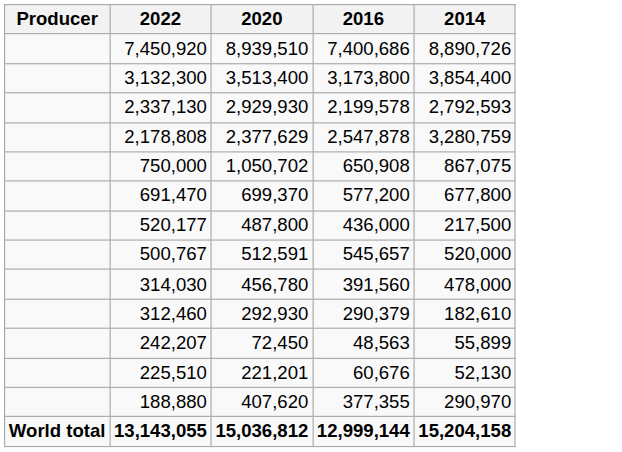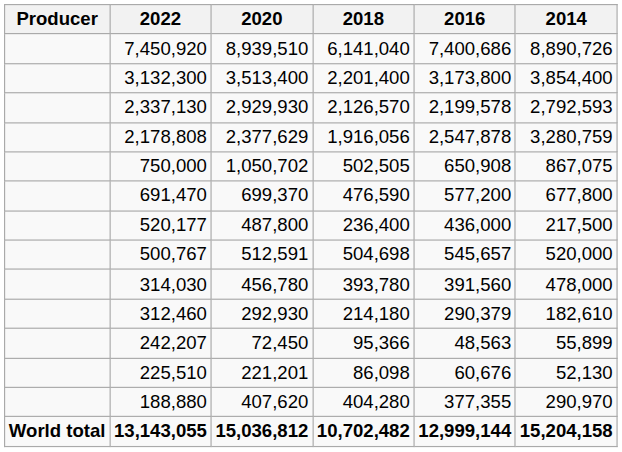+ column: (363, 19)
